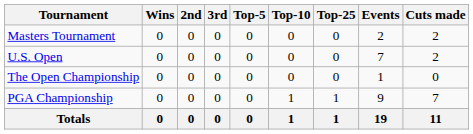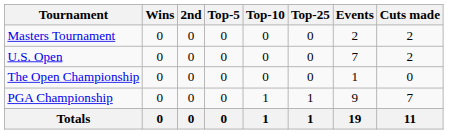- column: (217, 14)
